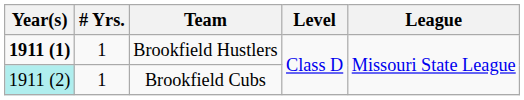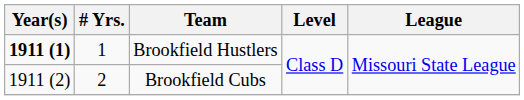(40, 79) paleturquoise background -> (40, 79) no background
(102, 79) 1 -> (102, 79) 2
